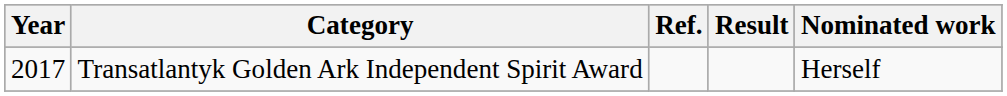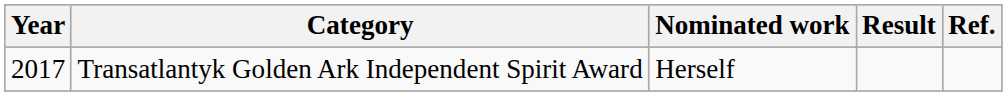columns swapped: (898, 25) <-> (679, 25)
